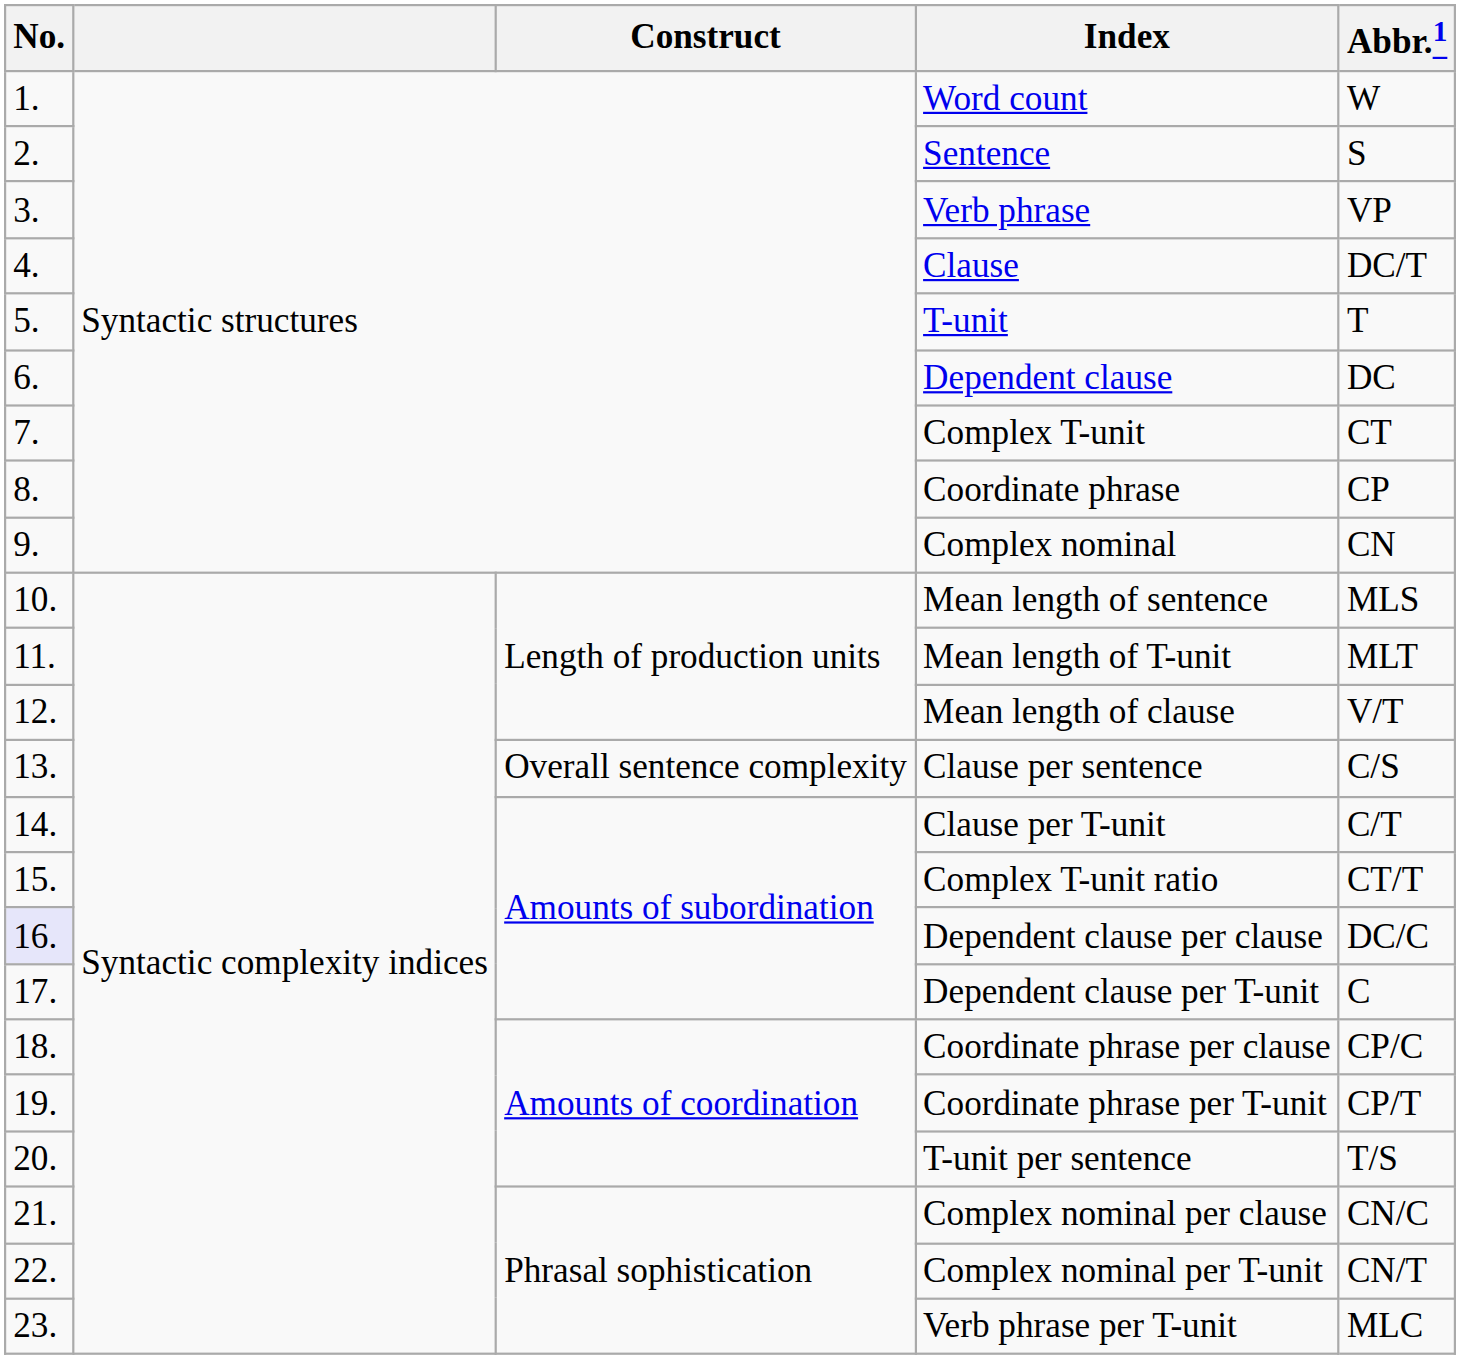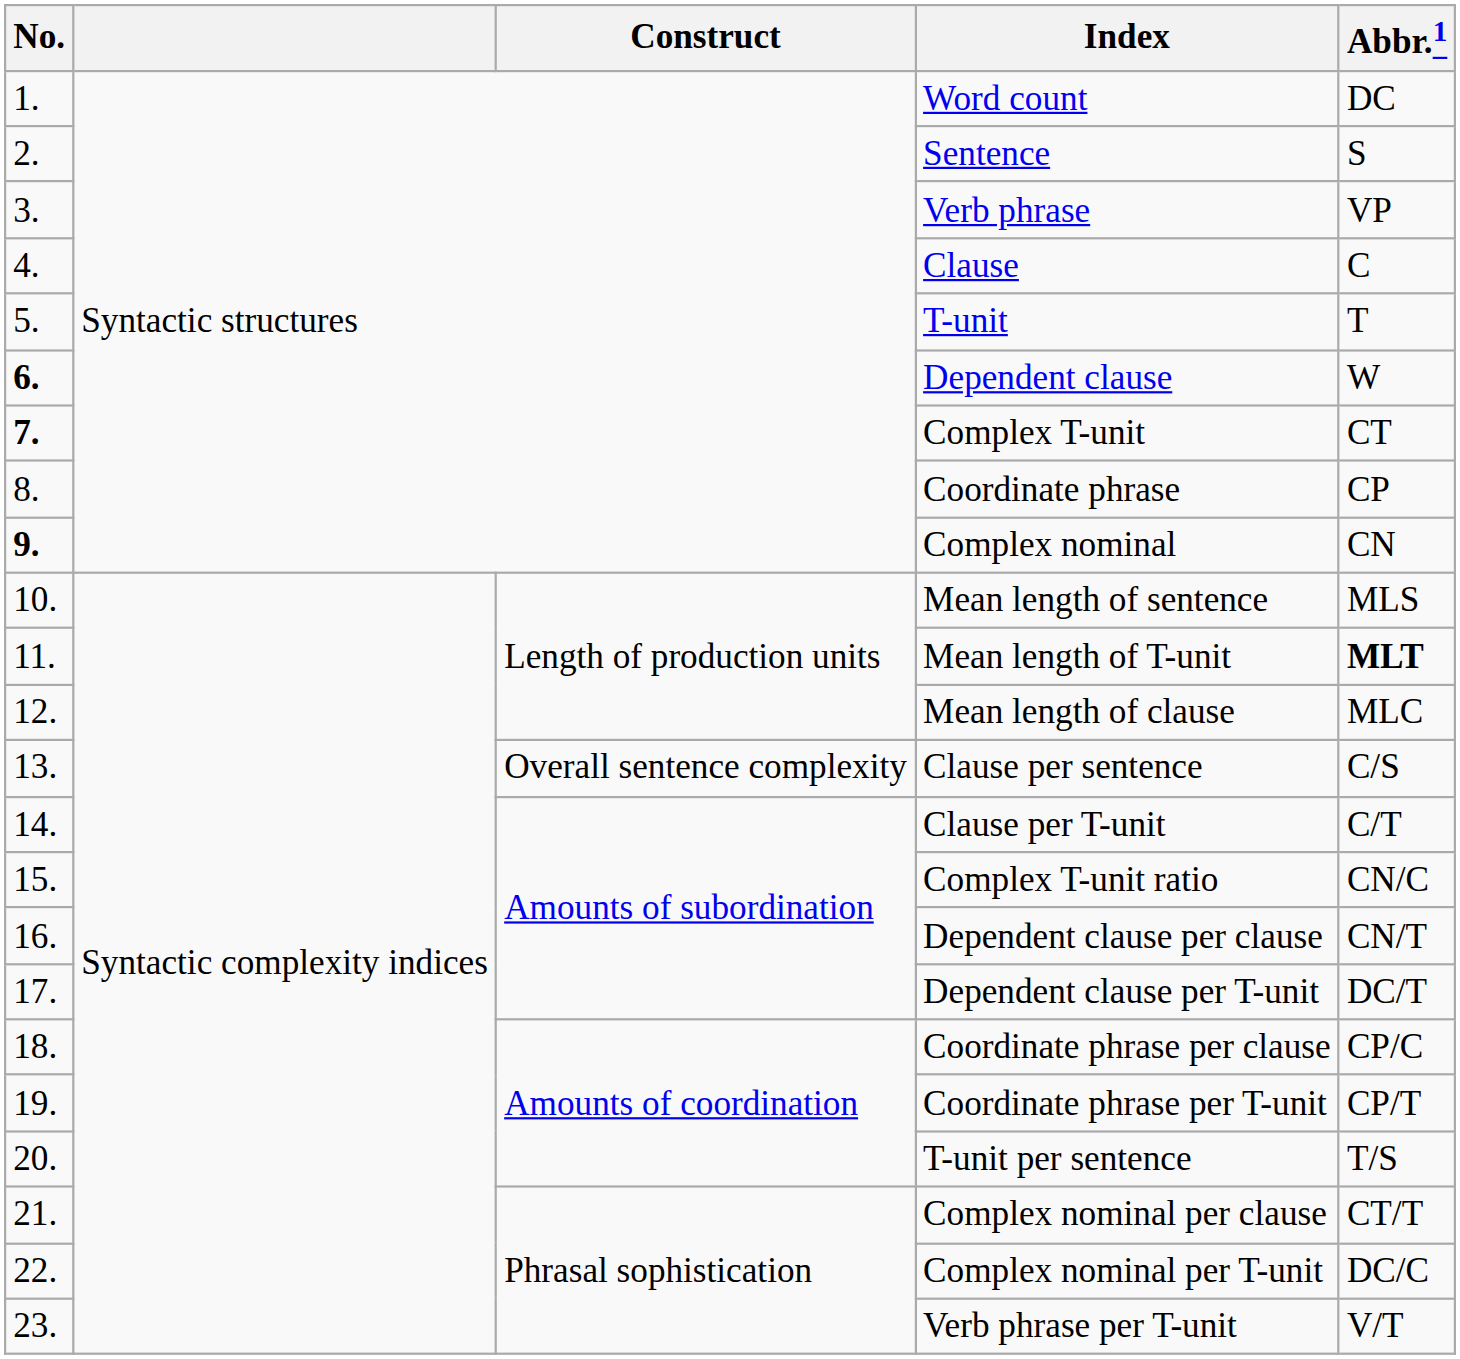(1364, 97) W -> (1371, 97) DC
(1387, 265) DC/T -> (1359, 265) C
(26, 376) normal -> (26, 376) bold
(1371, 376) DC -> (1364, 376) W
(26, 432) normal -> (26, 432) bold
(26, 544) normal -> (26, 544) bold
(1382, 656) normal -> (1385, 656) bold
(1375, 711) V/T -> (1385, 711) MLC
(1385, 879) CT/T -> (1388, 879) CN/C
(35, 935) lavender background -> (35, 935) no background
(1388, 935) DC/C -> (1387, 935) CN/T
(1359, 990) C -> (1387, 990) DC/T
(1388, 1214) CN/C -> (1385, 1214) CT/T
(1387, 1270) CN/T -> (1388, 1270) DC/C
(1385, 1325) MLC -> (1375, 1325) V/T
